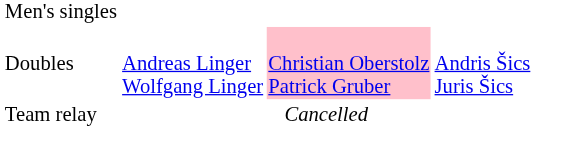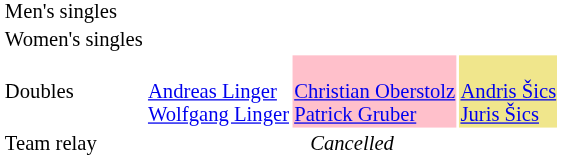+ row: (74, 39)
(482, 74) no background -> (508, 102) khaki background
